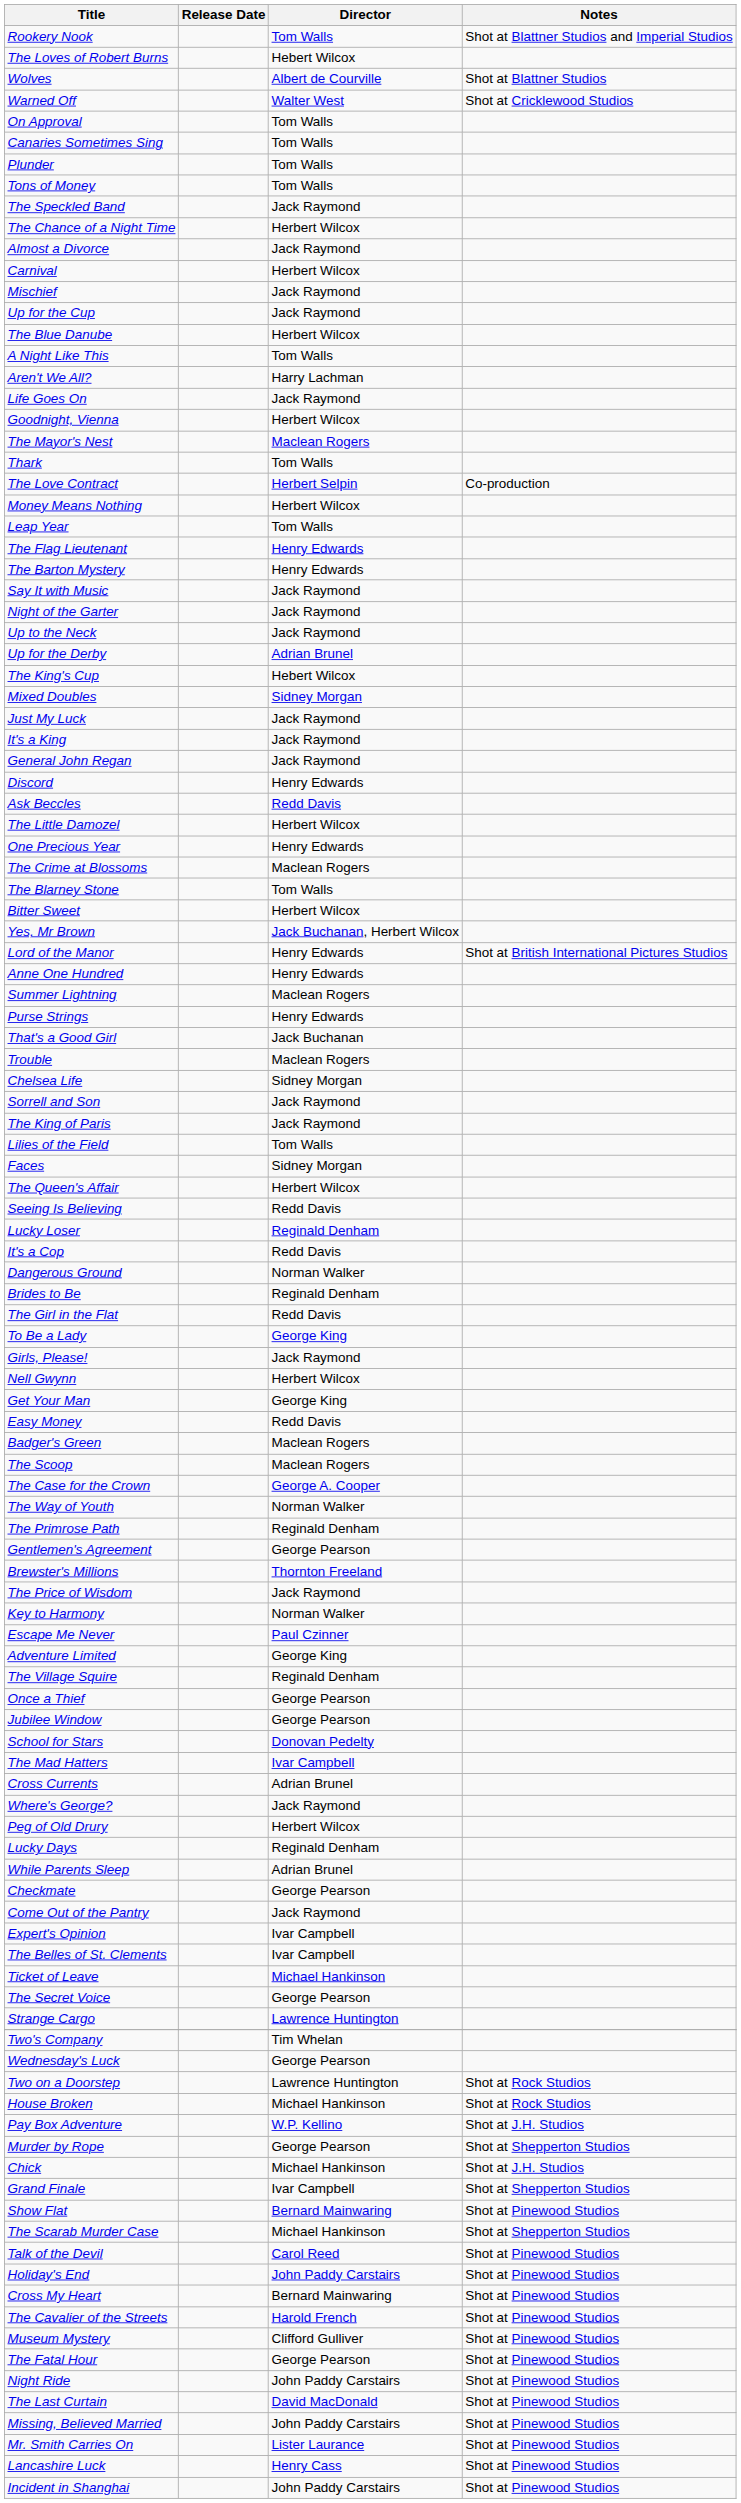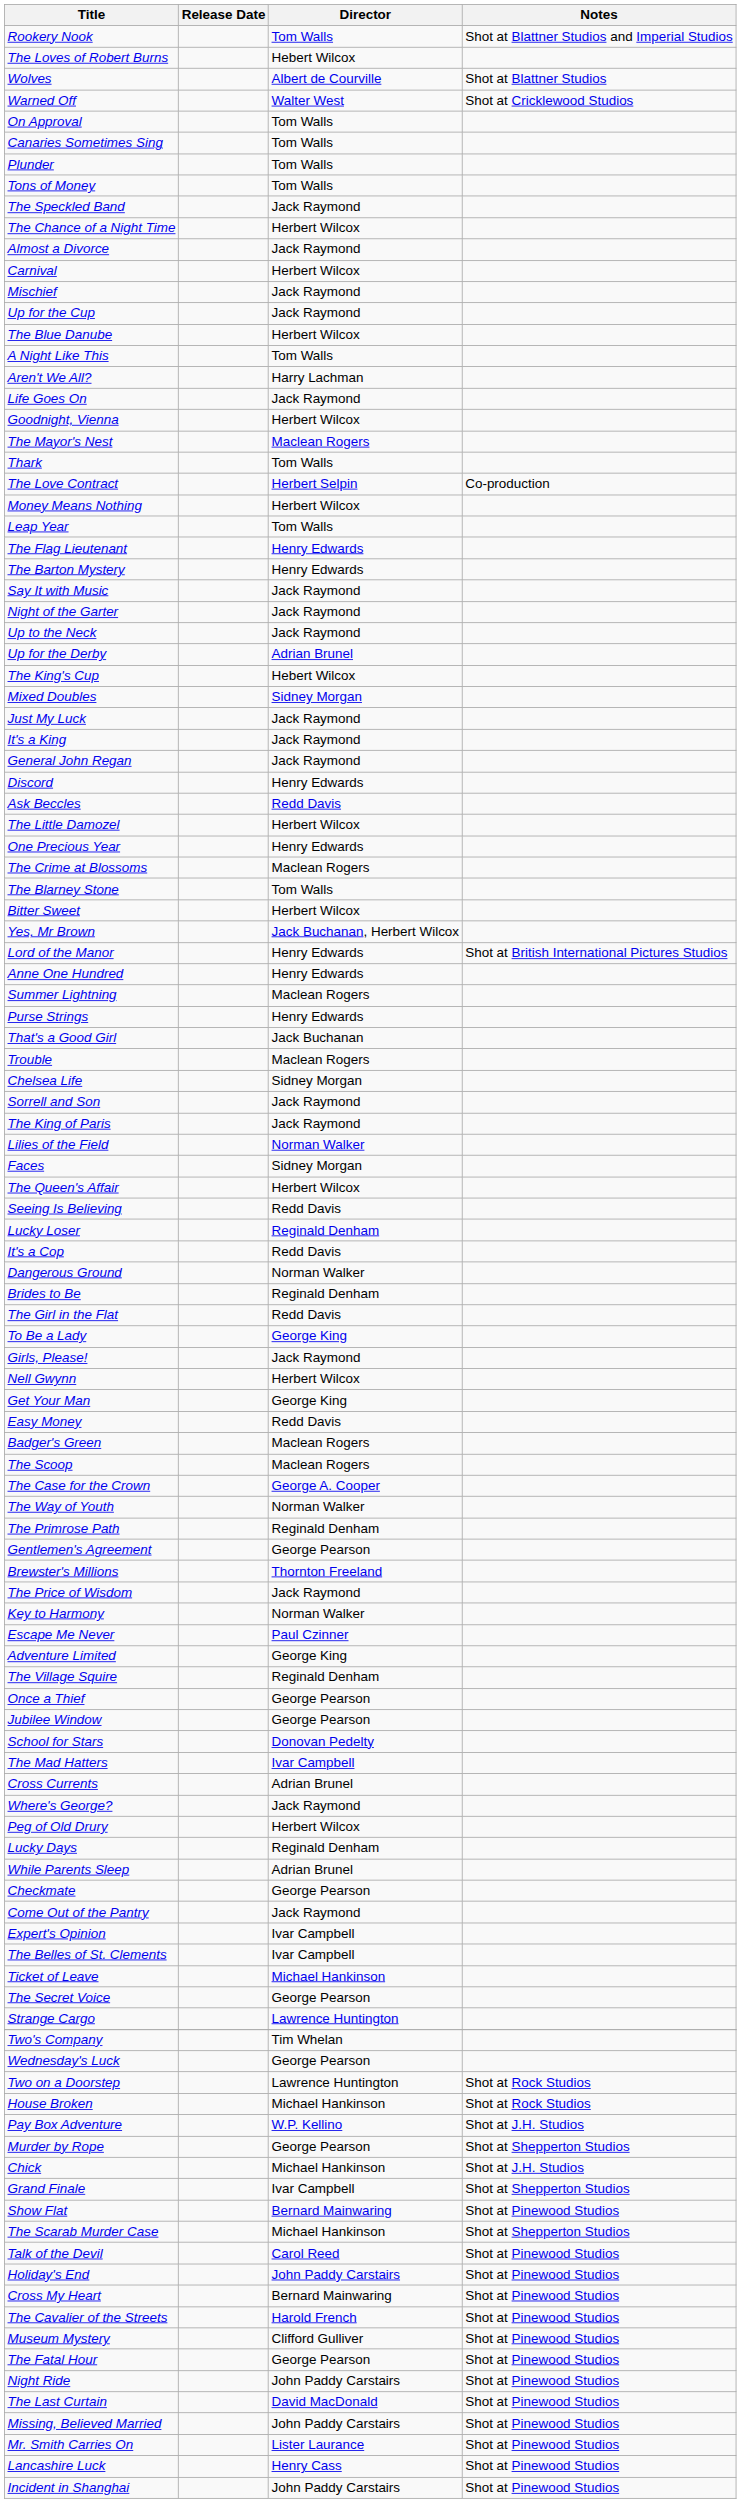(302, 1144) Tom Walls -> (318, 1144) Norman Walker
